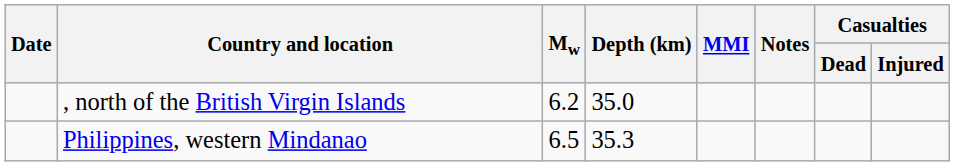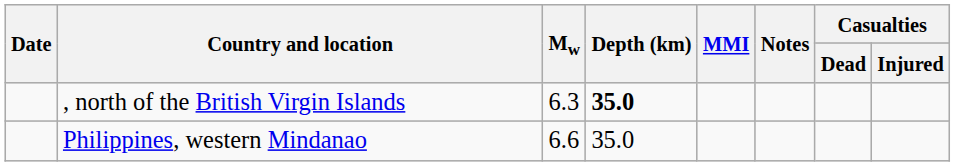(564, 101) 6.2 -> (564, 101) 6.3
(613, 101) normal -> (613, 101) bold
(564, 140) 6.5 -> (564, 140) 6.6
(613, 140) 35.3 -> (613, 140) 35.0
